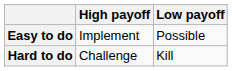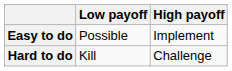columns swapped: (190, 14) <-> (115, 14)
